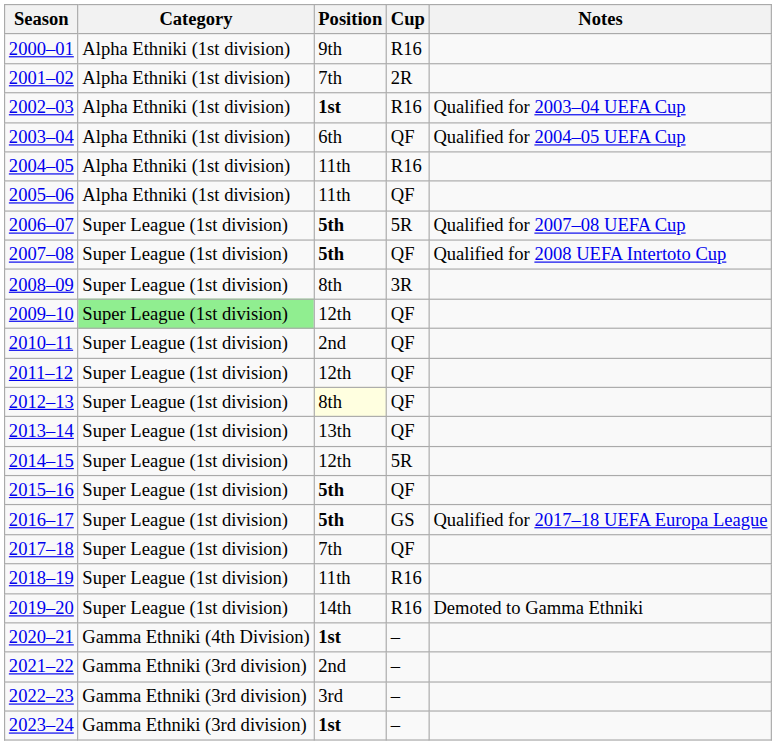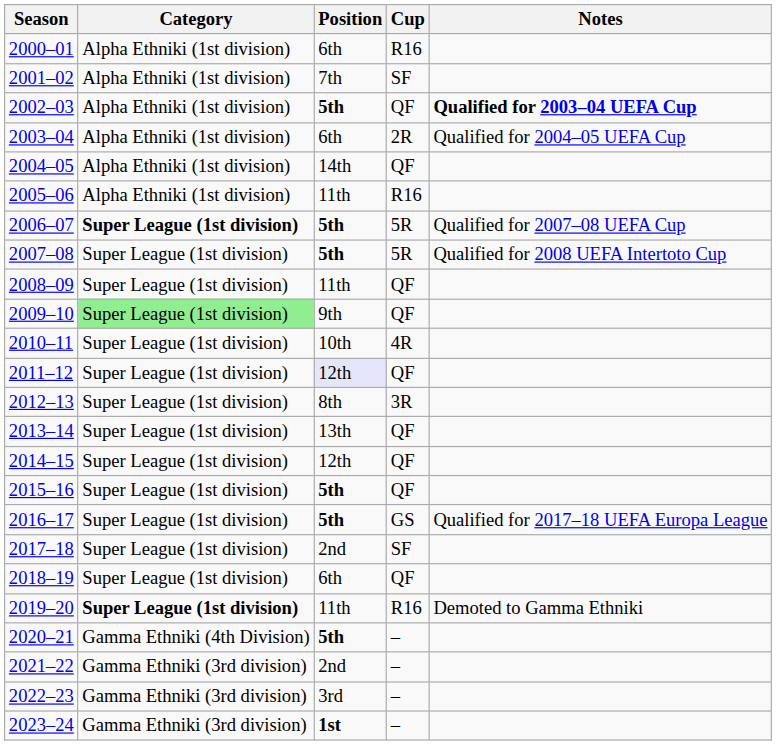(330, 48) 9th -> (330, 48) 6th
(402, 78) 2R -> (401, 78) SF
(330, 107) 1st -> (331, 107) 5th
(406, 107) R16 -> (403, 107) QF
(560, 107) normal -> (565, 107) bold
(403, 136) QF -> (402, 136) 2R
(334, 166) 11th -> (335, 166) 14th
(406, 166) R16 -> (403, 166) QF
(403, 195) QF -> (406, 195) R16
(185, 225) normal -> (190, 225) bold
(403, 254) QF -> (402, 254) 5R
(330, 284) 8th -> (334, 284) 11th
(402, 284) 3R -> (403, 284) QF
(335, 313) 12th -> (330, 313) 9th
(332, 343) 2nd -> (335, 343) 10th
(403, 343) QF -> (402, 343) 4R
(335, 372) no background -> (335, 372) lavender background
(330, 401) lightyellow background -> (330, 401) no background
(403, 401) QF -> (402, 401) 3R
(402, 460) 5R -> (403, 460) QF
(330, 549) 7th -> (332, 549) 2nd
(403, 549) QF -> (401, 549) SF
(334, 578) 11th -> (330, 578) 6th
(406, 578) R16 -> (403, 578) QF
(185, 607) normal -> (190, 607) bold
(335, 607) 14th -> (334, 607) 11th
(330, 637) 1st -> (331, 637) 5th
